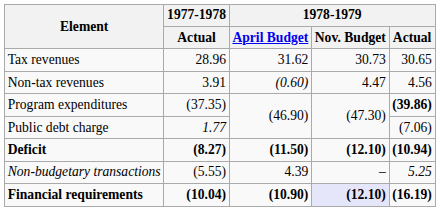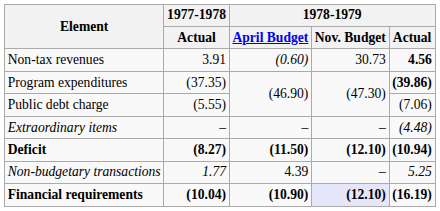- row: (44, 60)
(374, 82) 4.47 -> (371, 60) 30.73
(420, 82) normal -> (420, 60) bold
(214, 127) 1.77 -> (210, 105) (5.55)
+ row: (62, 127)
(210, 172) (5.55) -> (214, 172) 1.77
